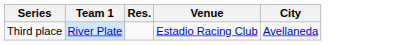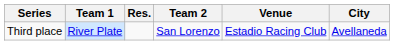+ column: (188, 13)
